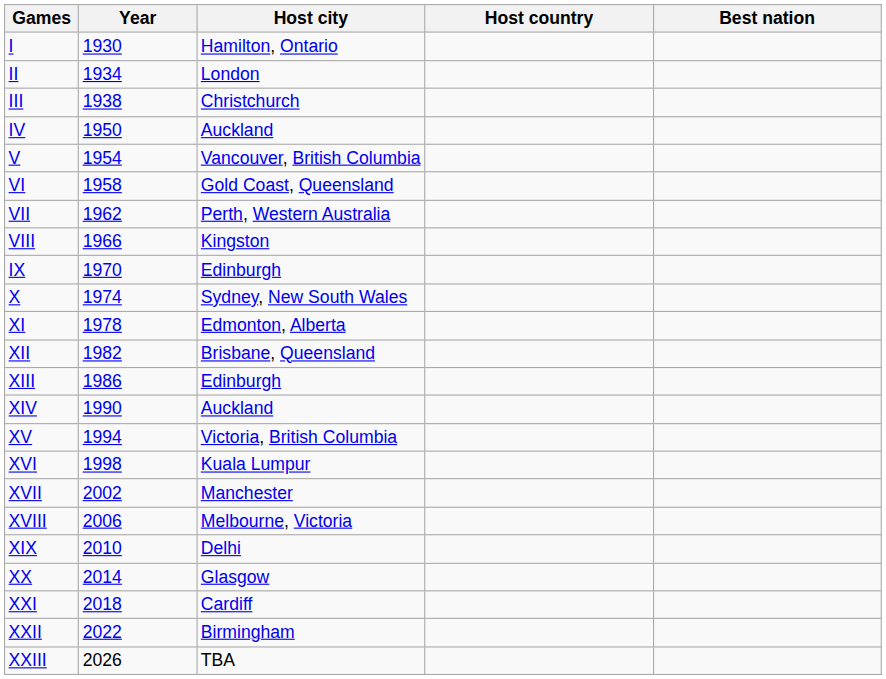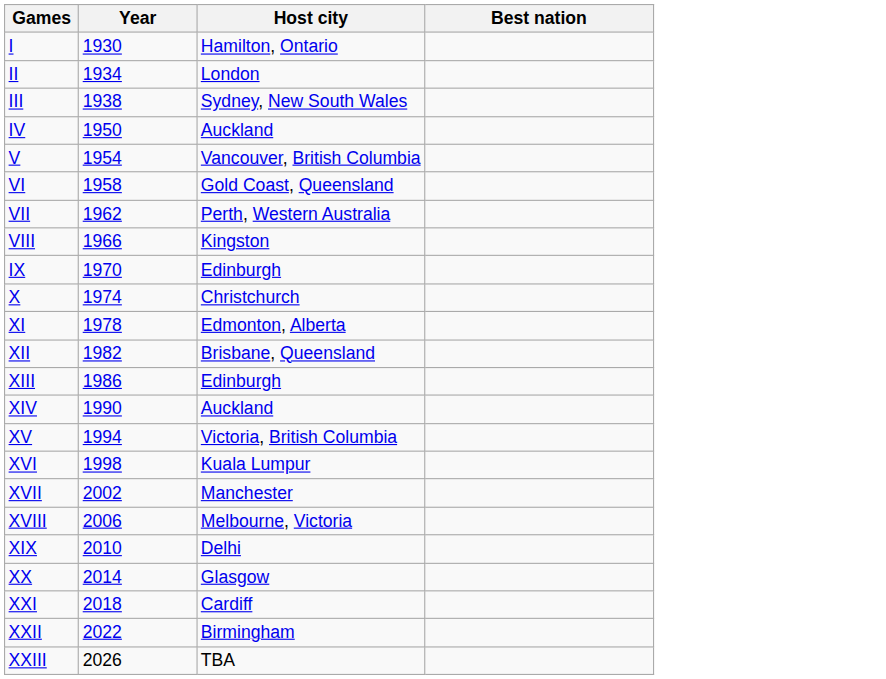- column: (539, 18)
(250, 102) Christchurch -> (304, 102) Sydney, New South Wales
(304, 297) Sydney, New South Wales -> (250, 297) Christchurch
